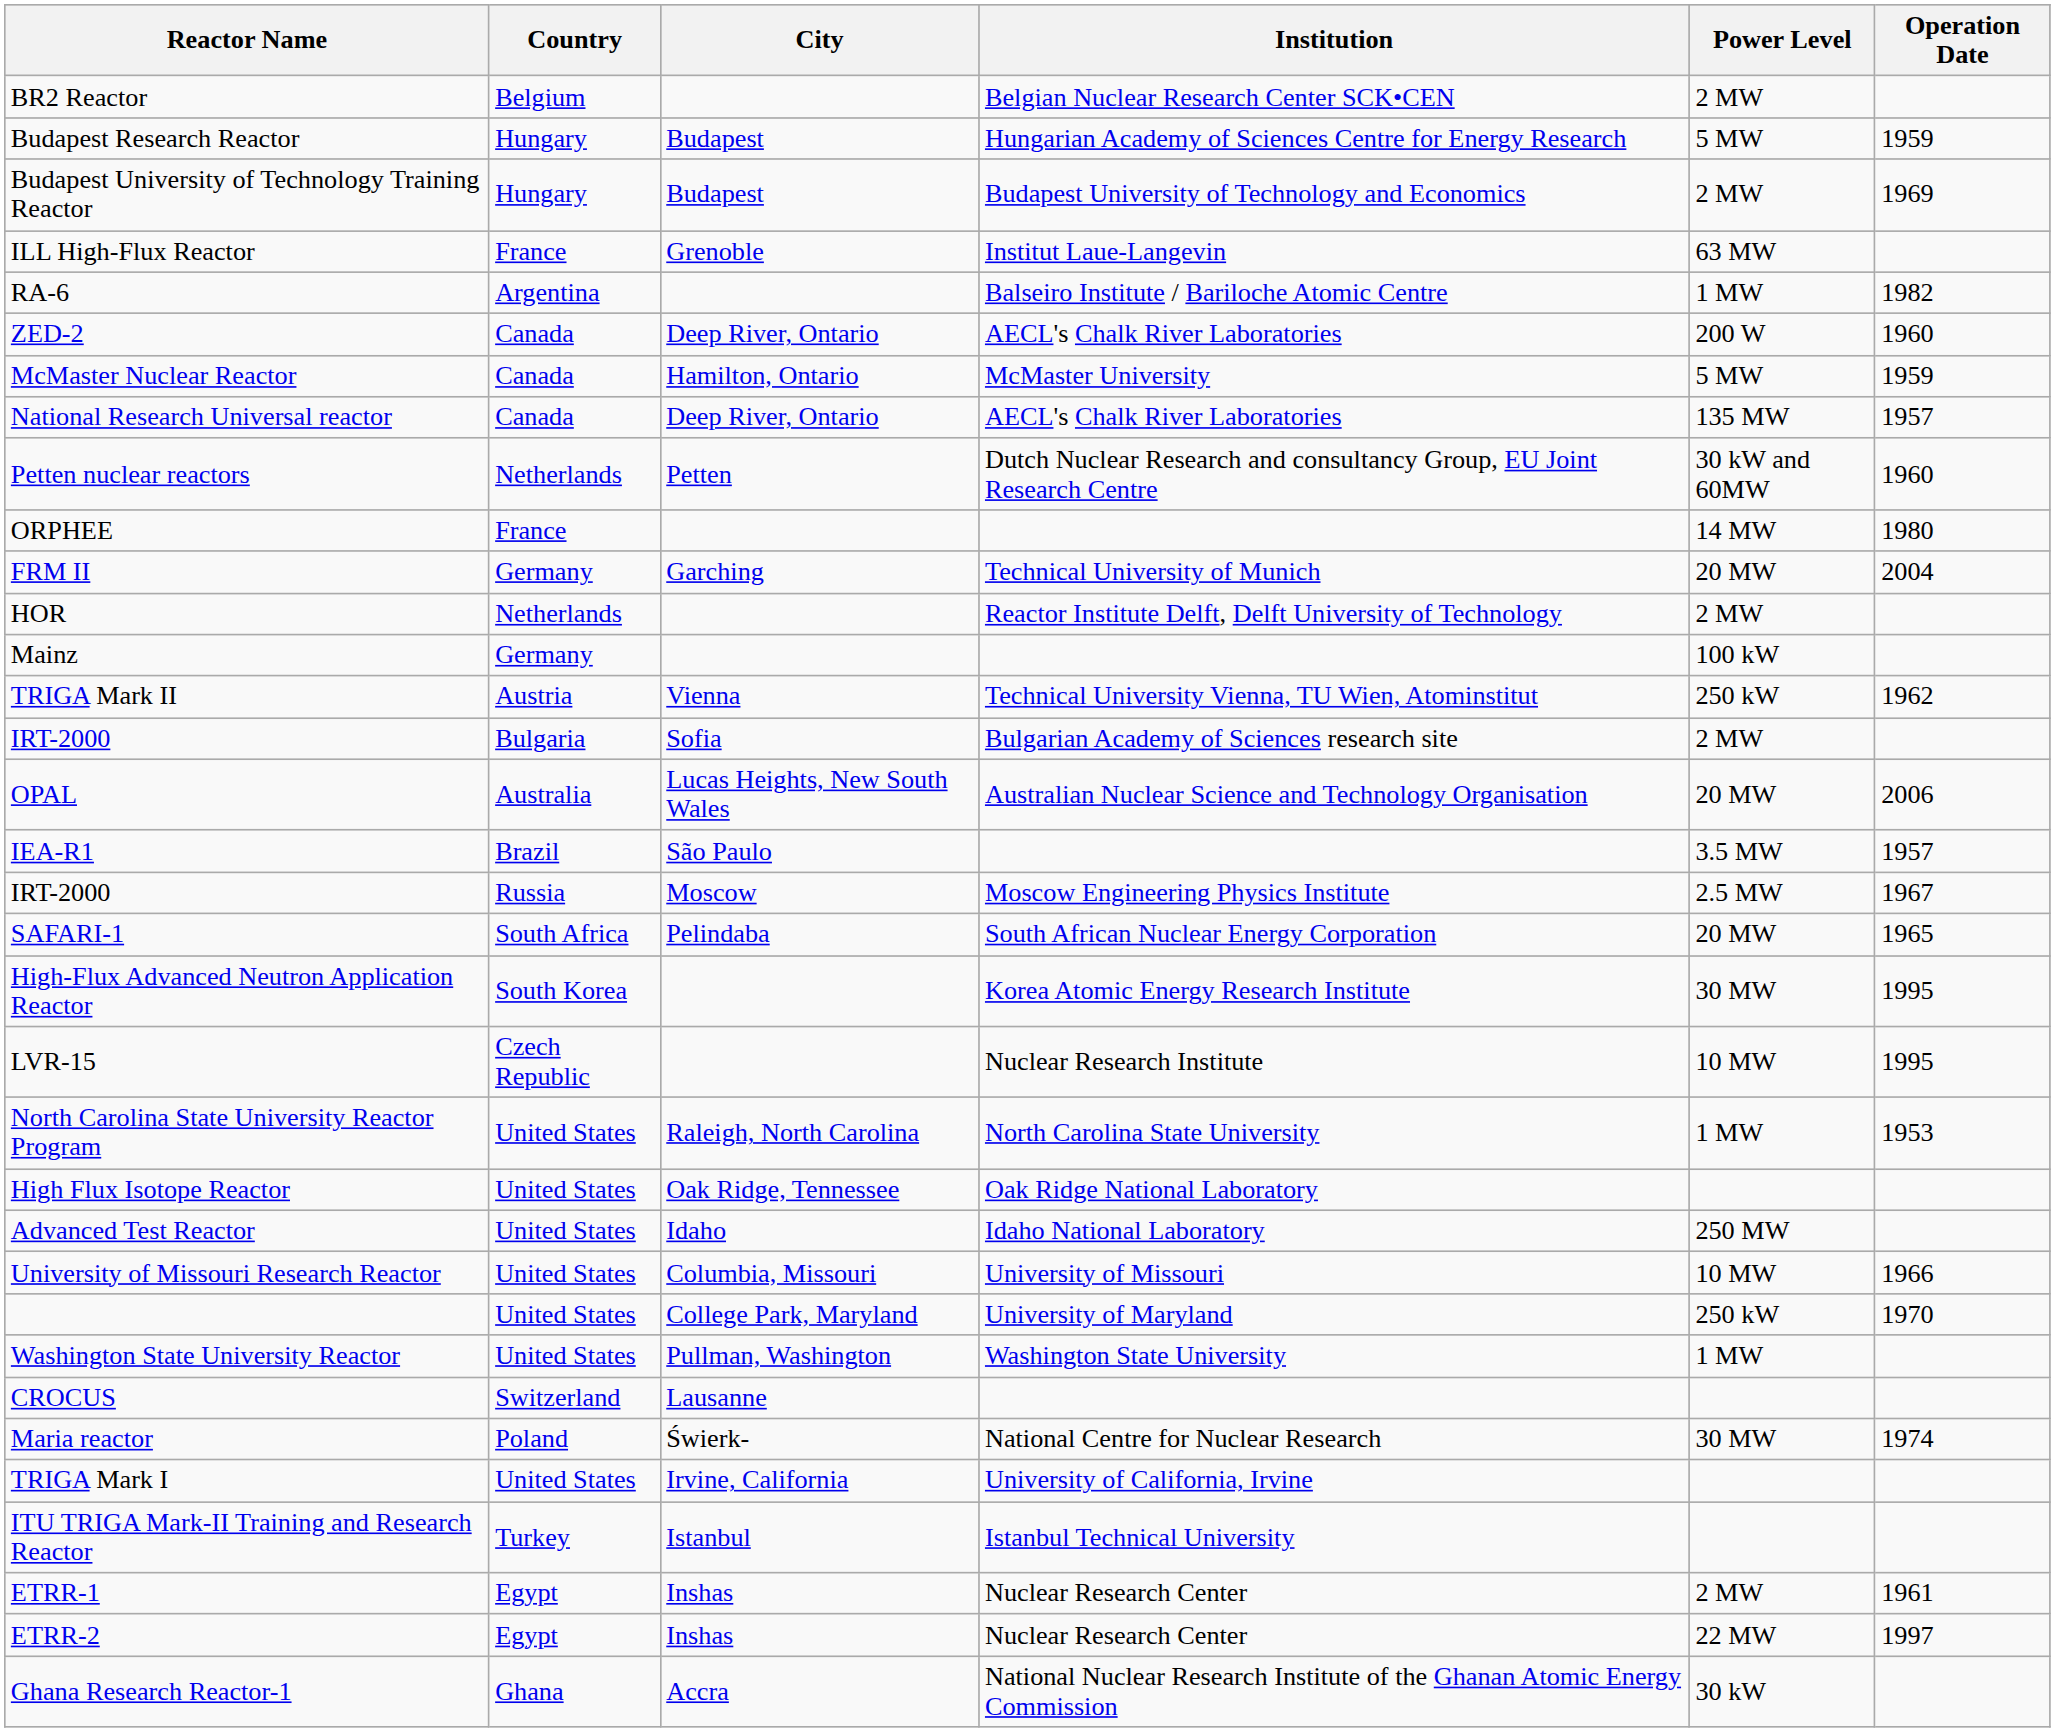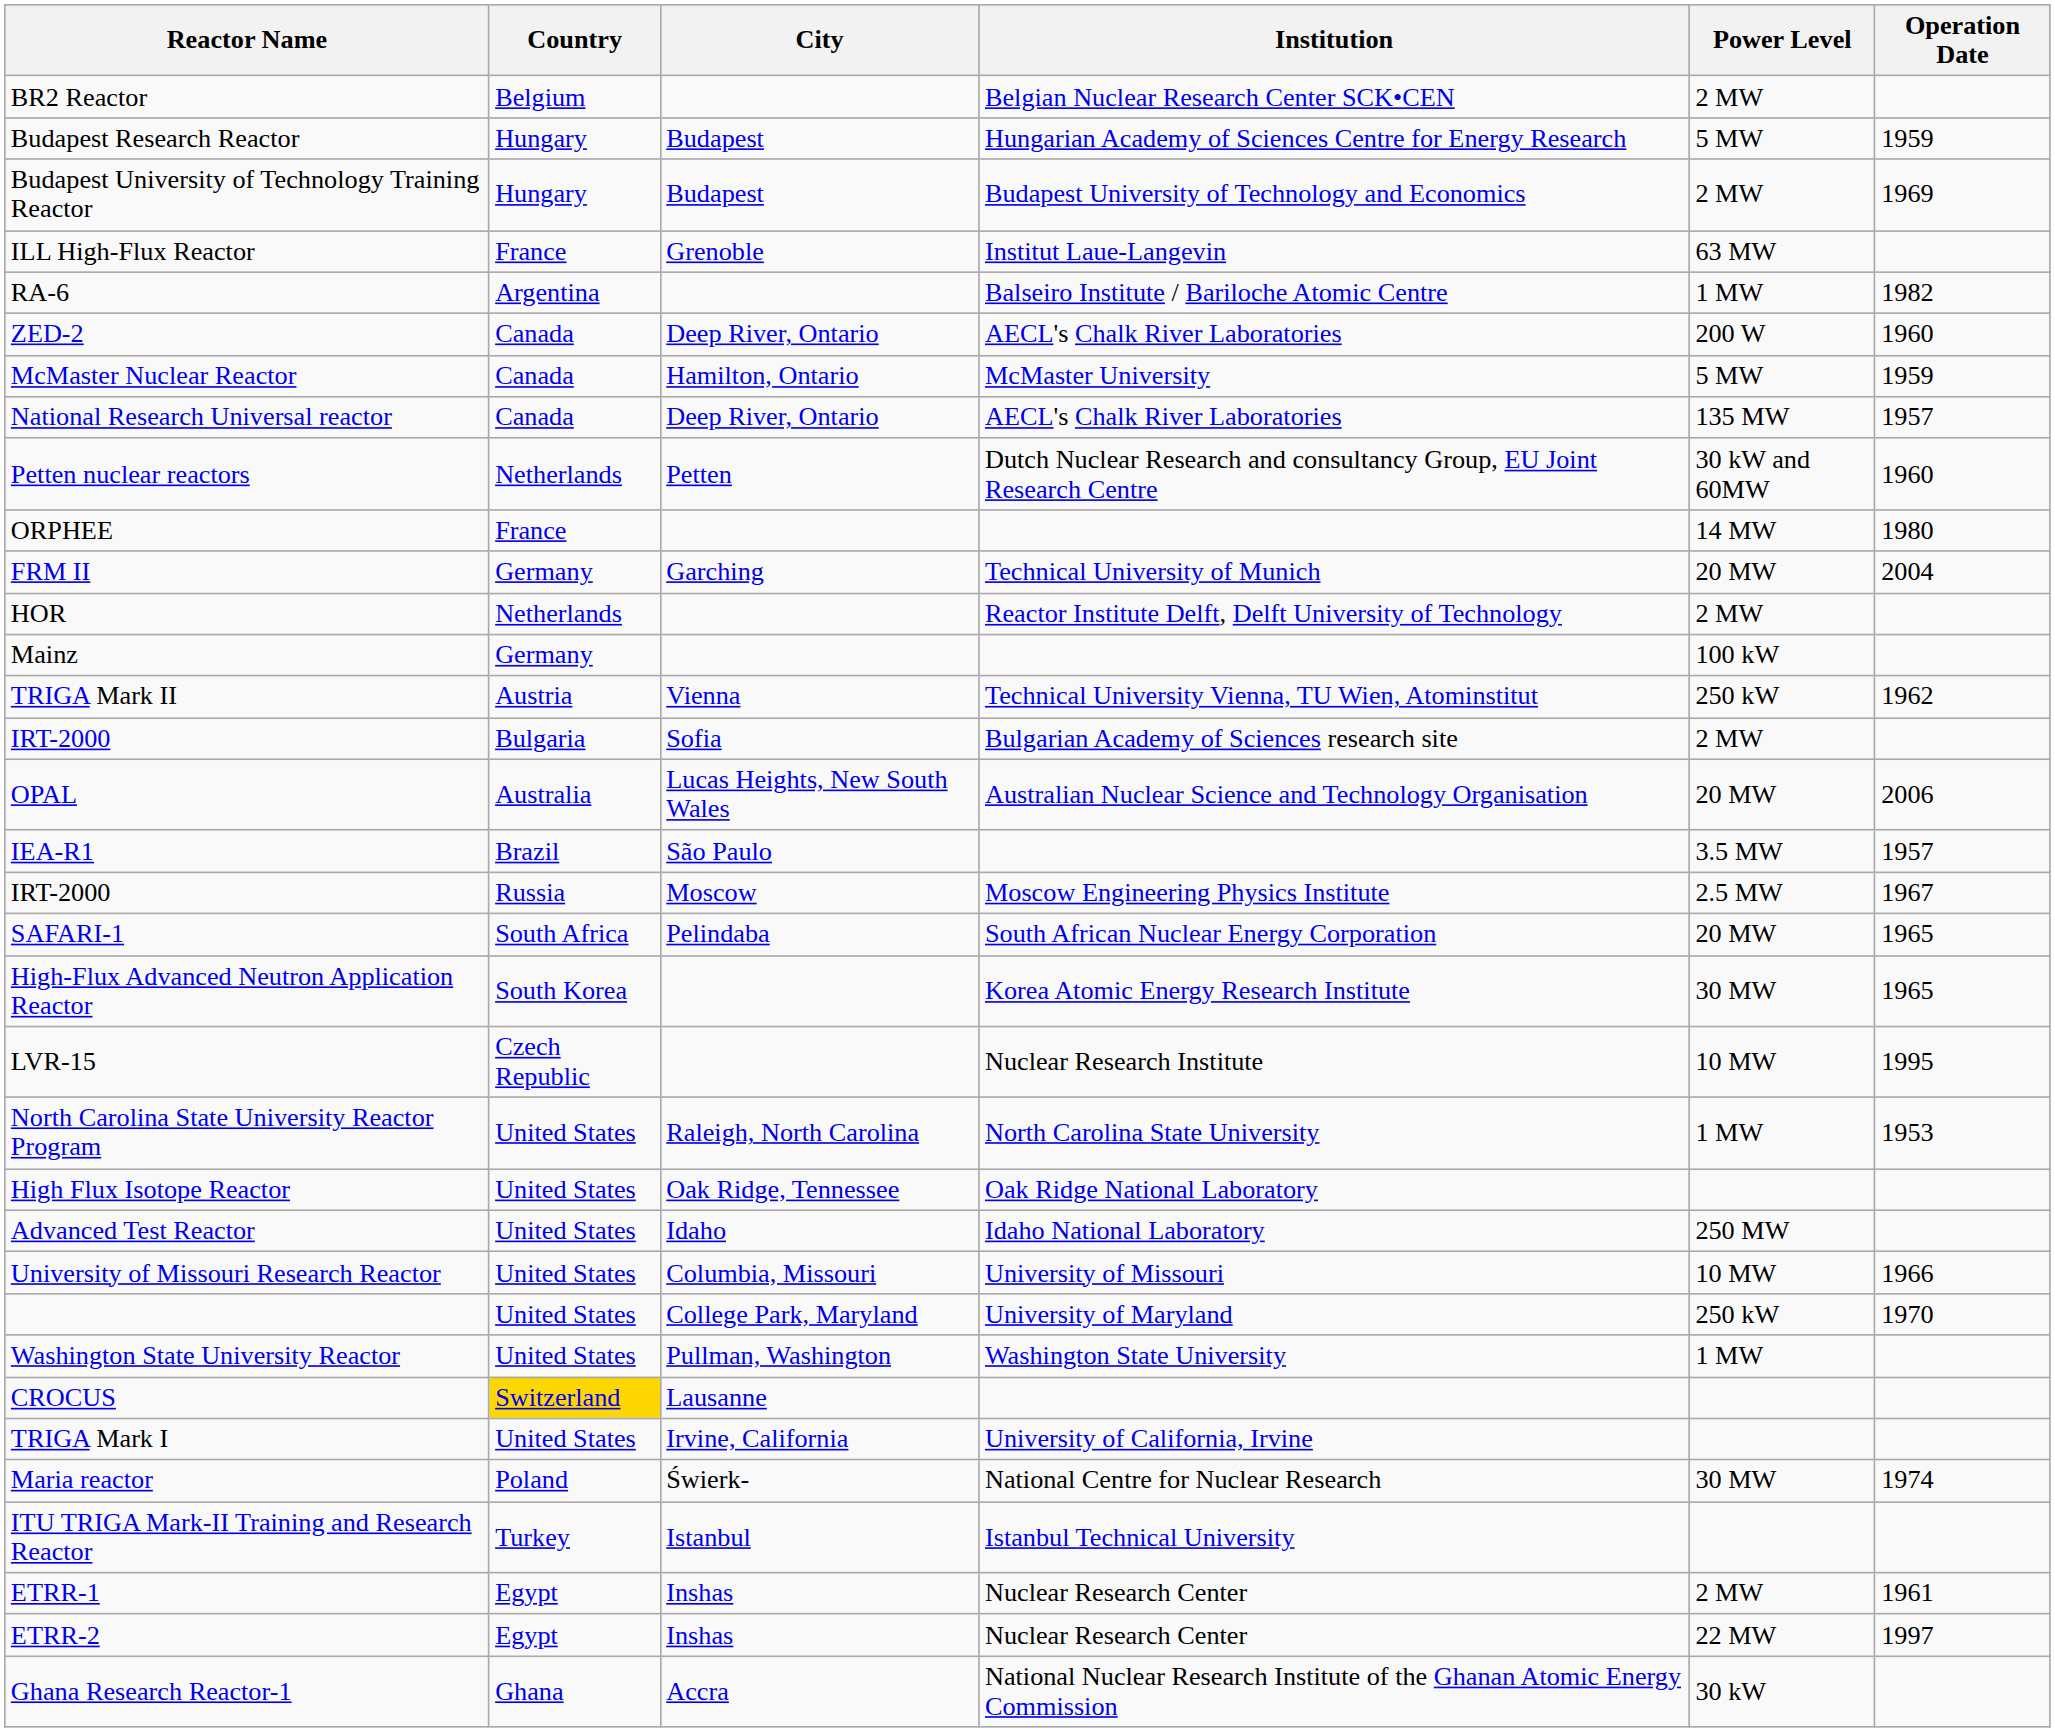(1907, 990) 1995 -> (1907, 990) 1965
(558, 1397) no background -> (558, 1397) gold background
rows swapped: (82, 1438) <-> (90, 1480)
